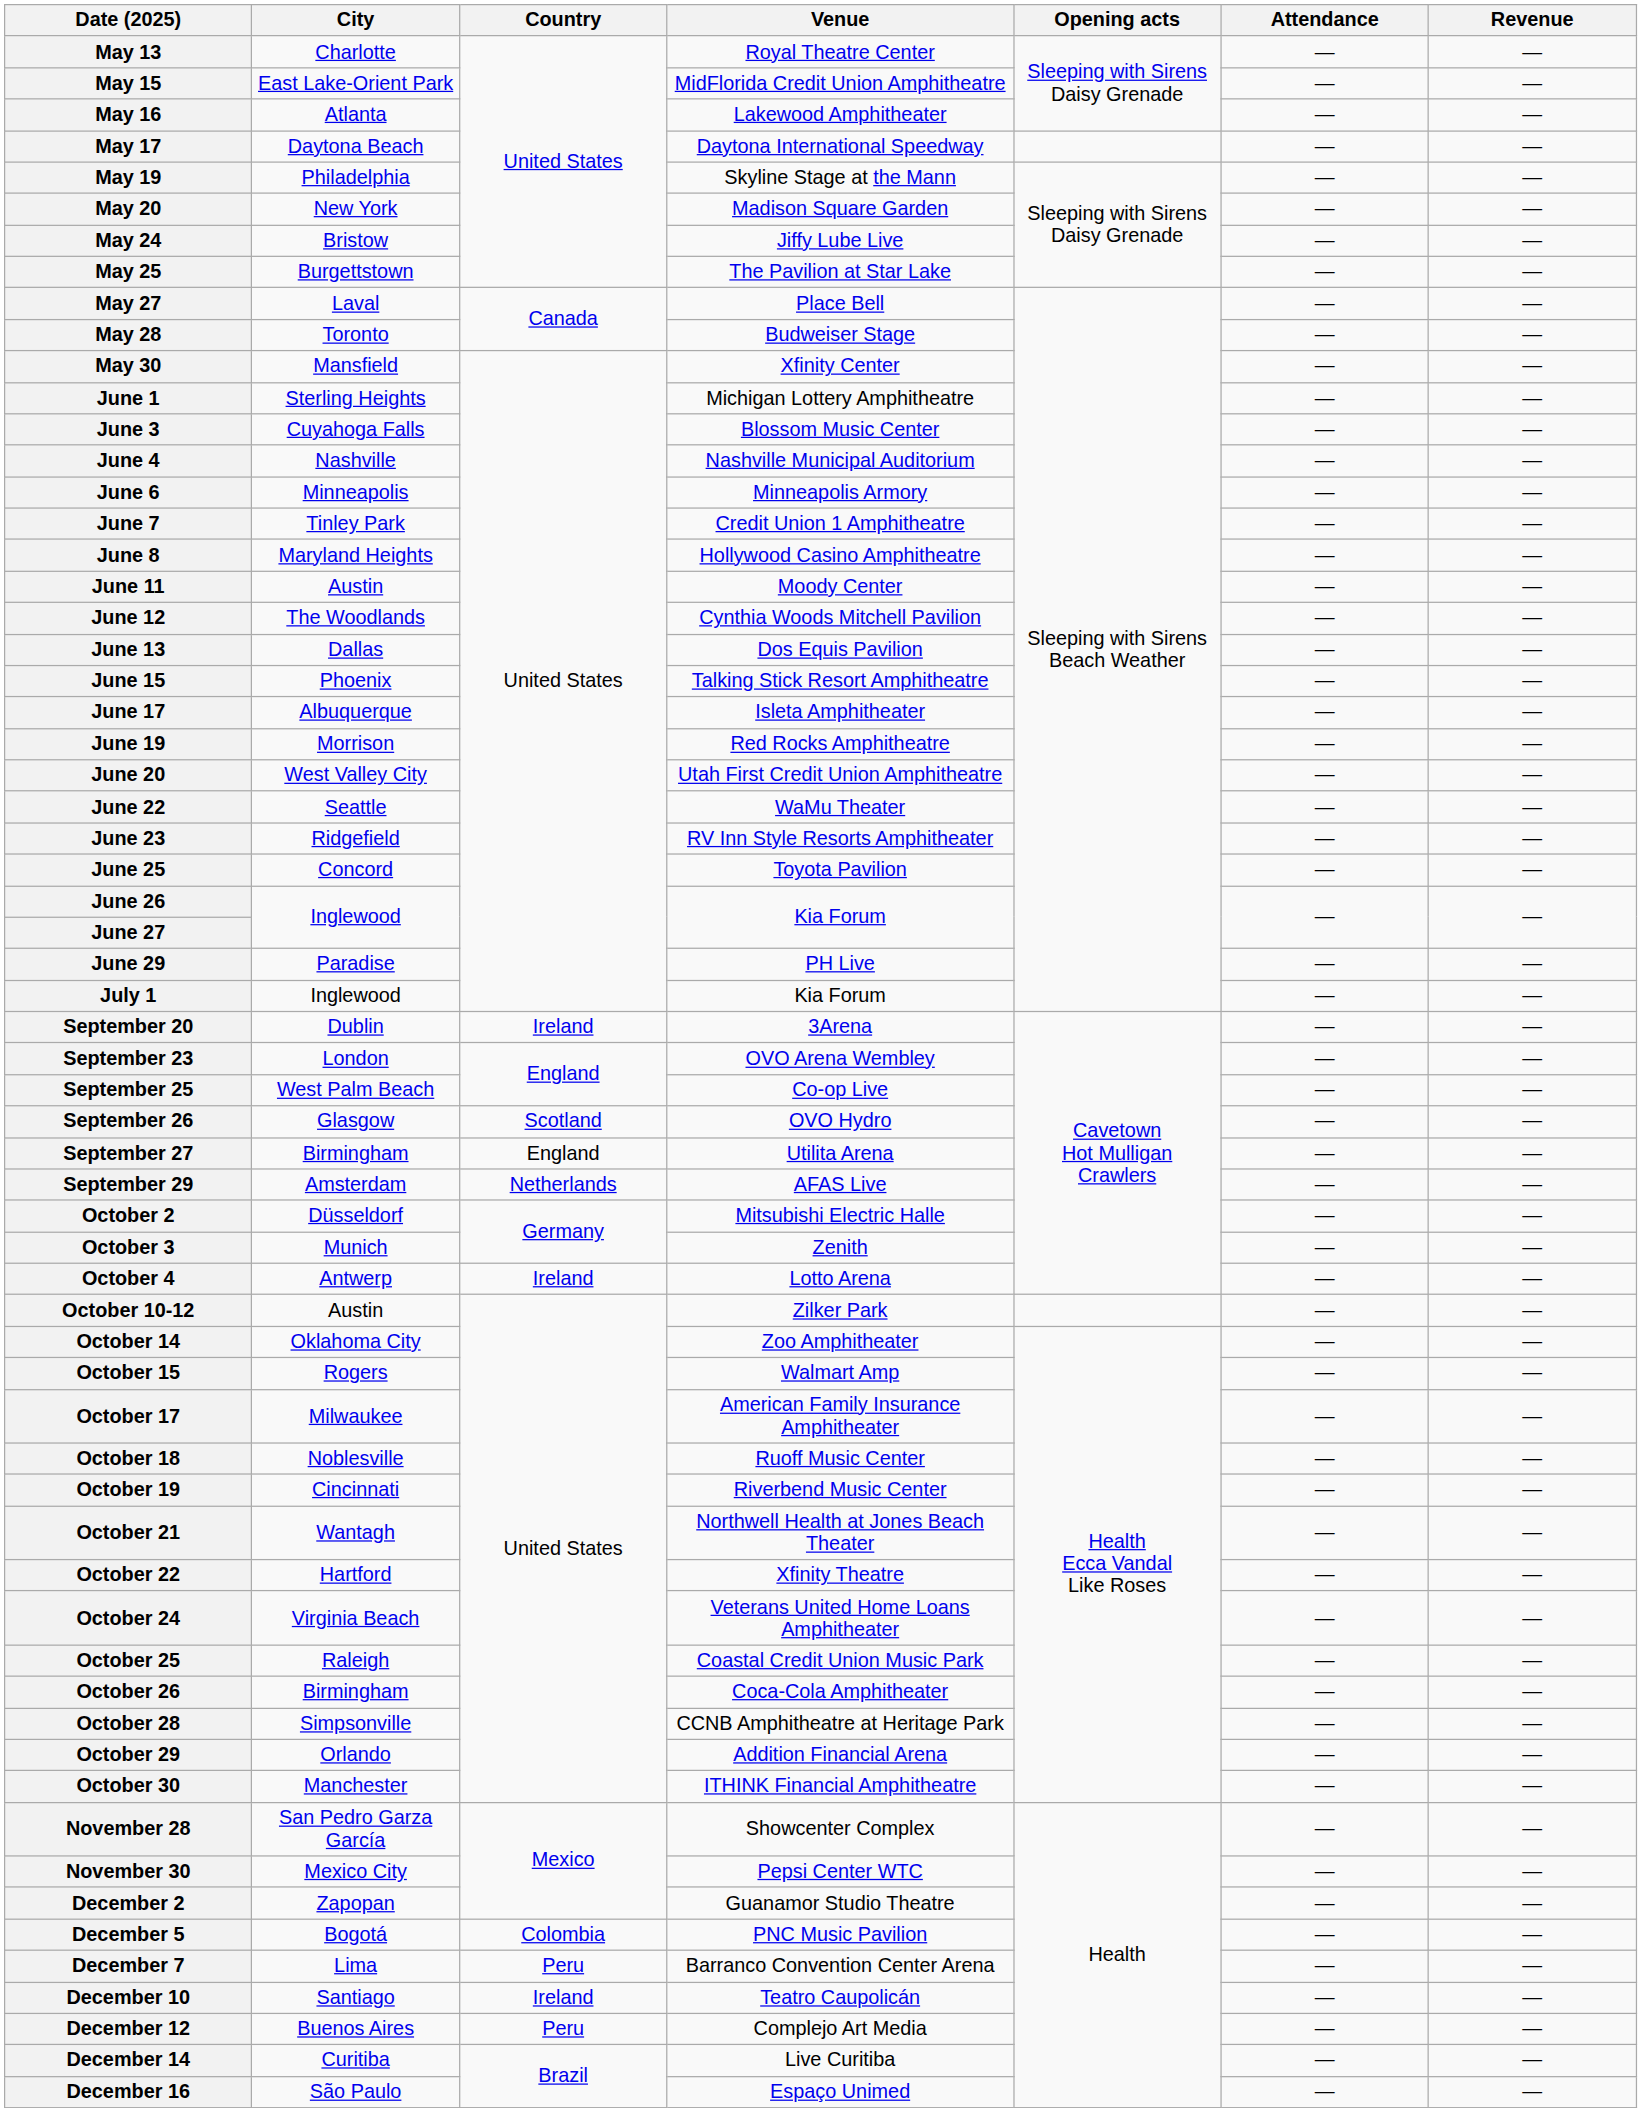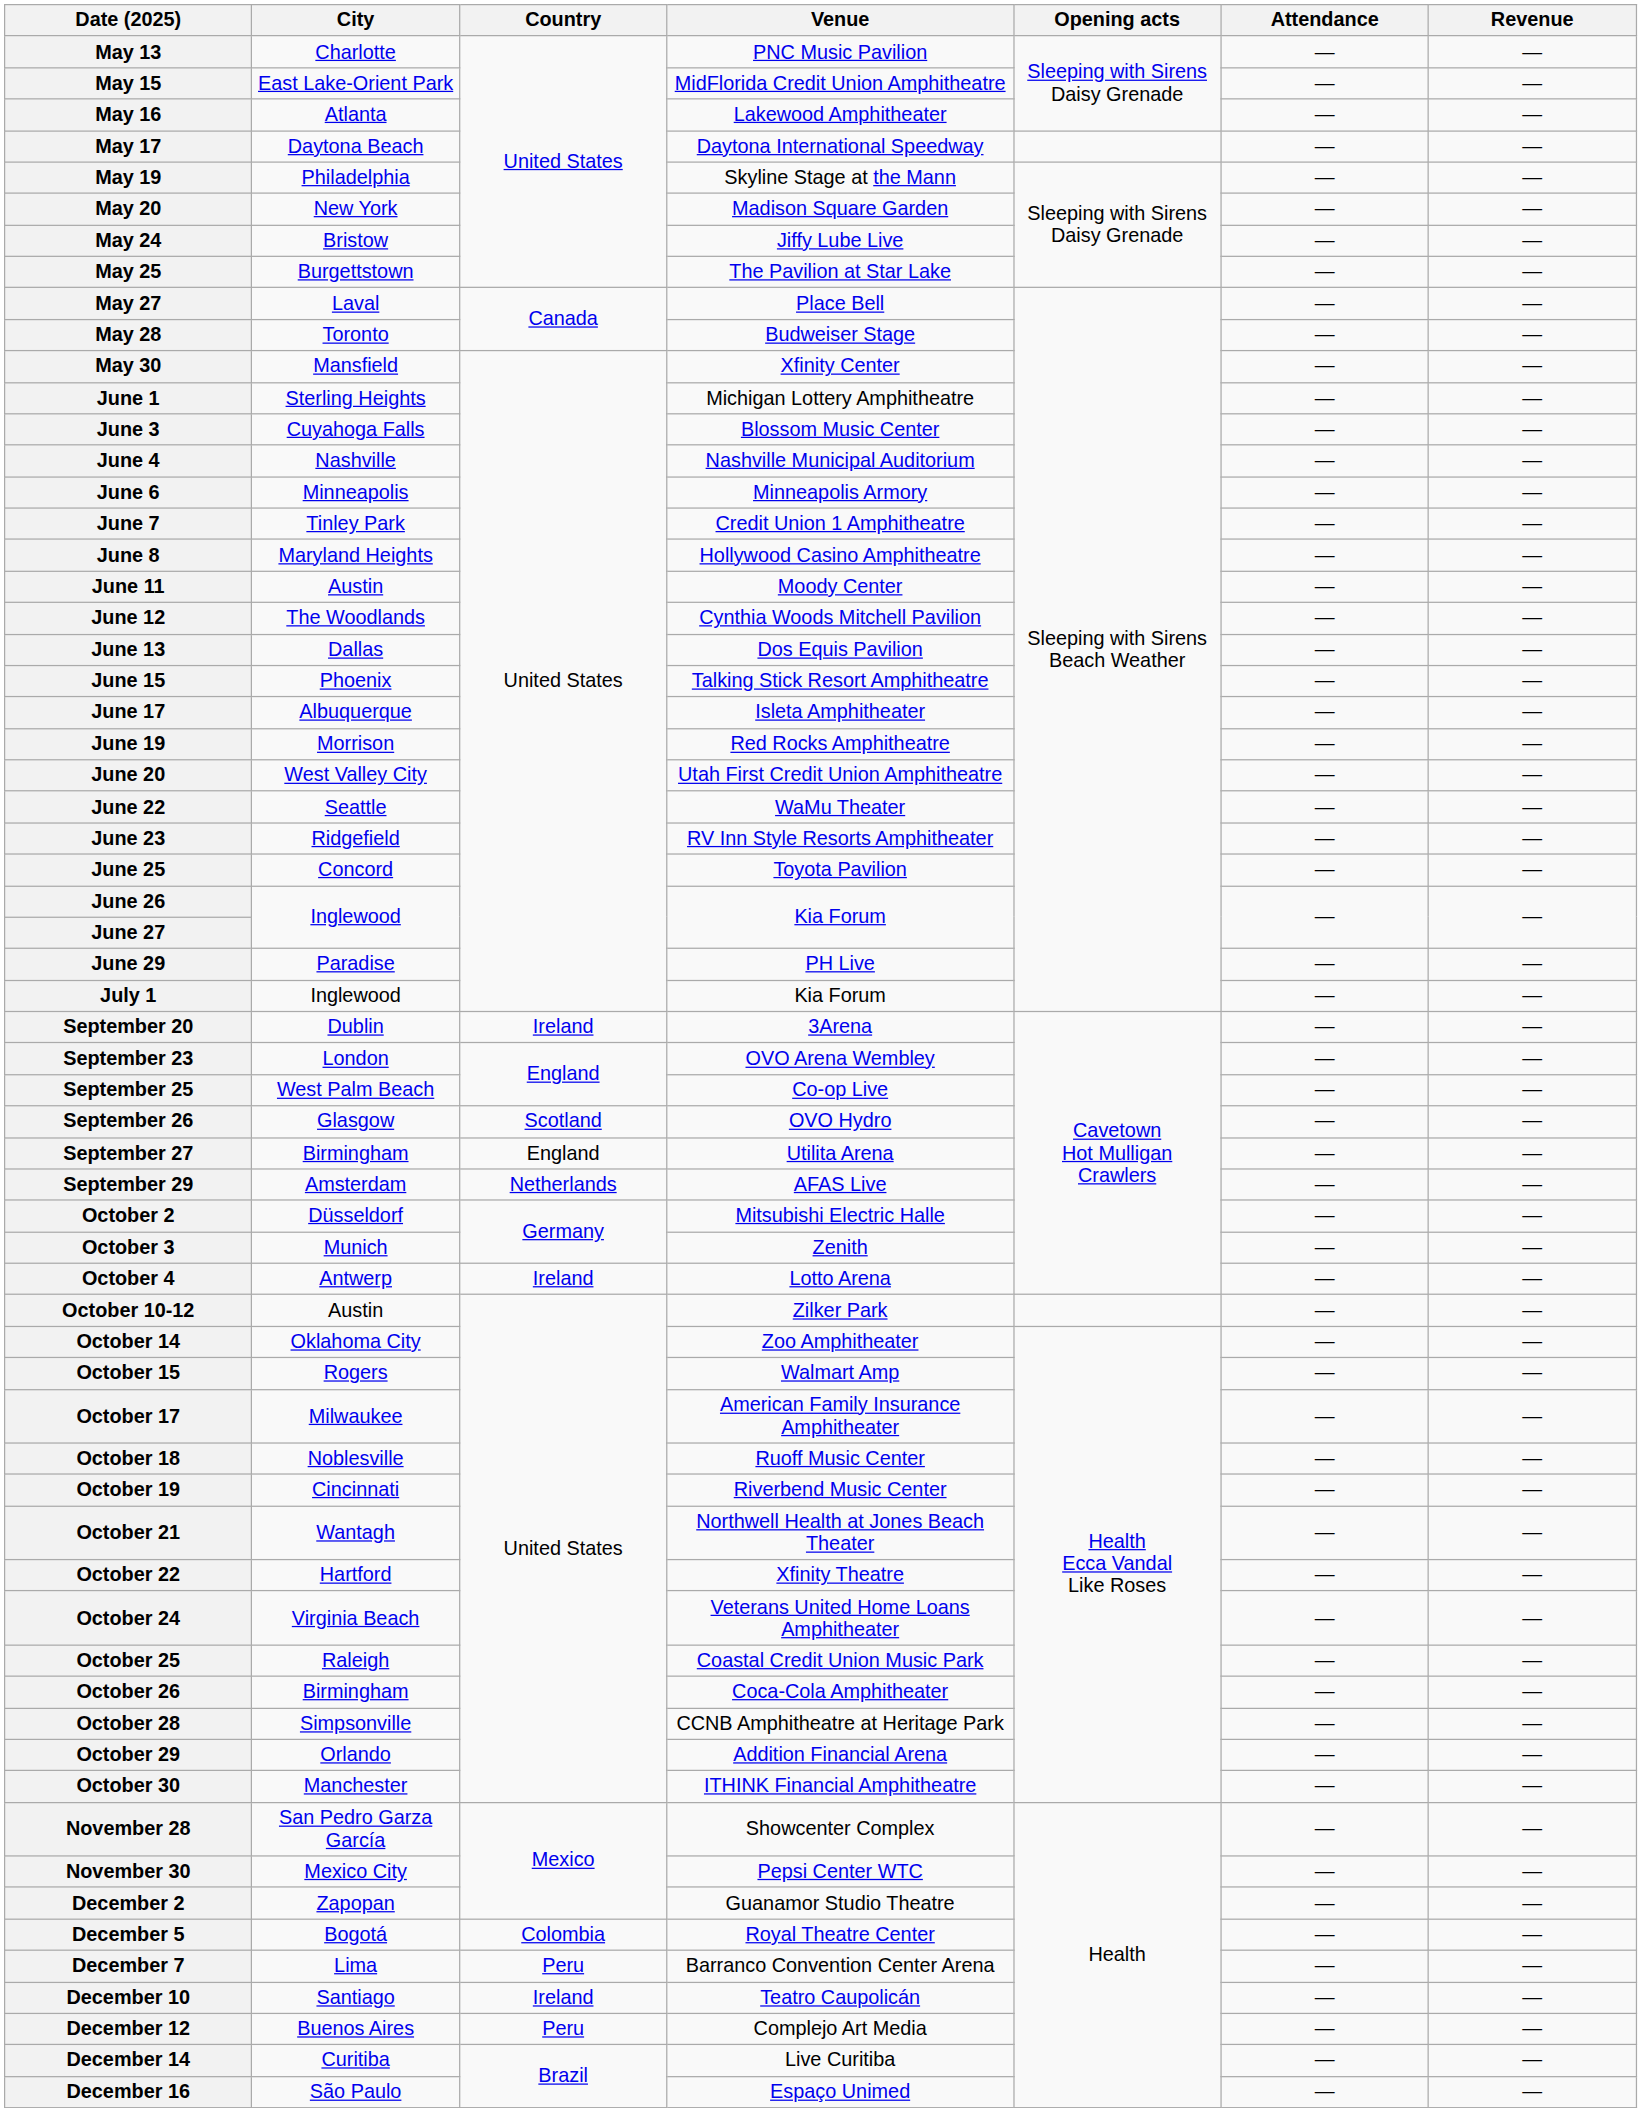(840, 51) Royal Theatre Center -> (840, 51) PNC Music Pavilion
(840, 1934) PNC Music Pavilion -> (840, 1934) Royal Theatre Center
